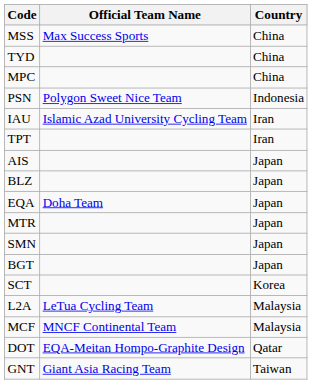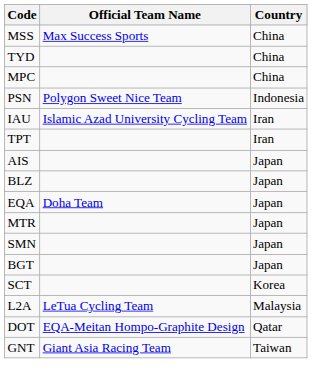- row: (21, 327)
